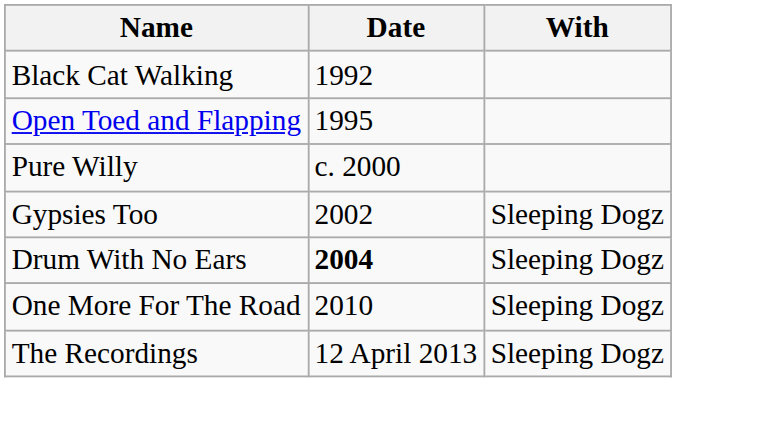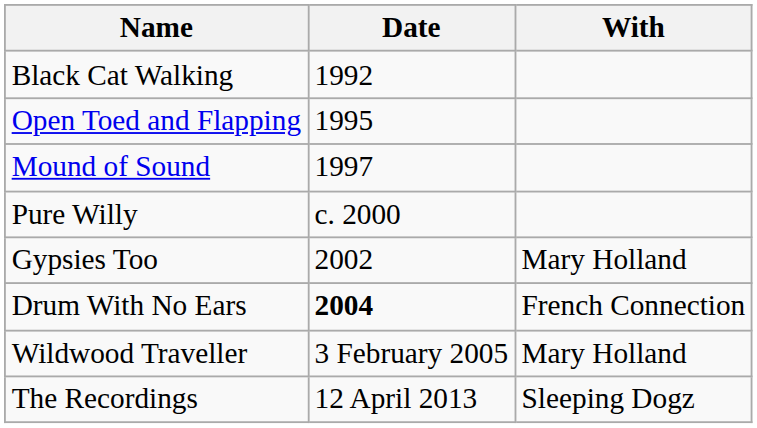+ row: (111, 167)
(577, 213) Sleeping Dogz -> (604, 259) Mary Holland
(577, 259) Sleeping Dogz -> (633, 306) French Connection
+ row: (129, 352)
- row: (156, 306)
